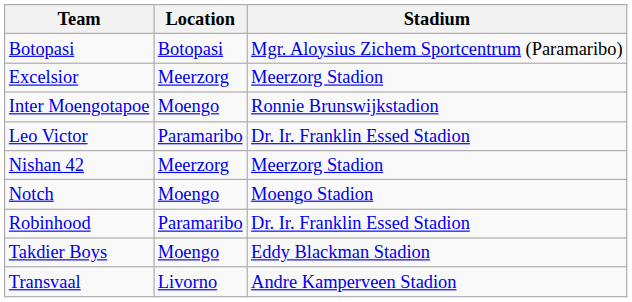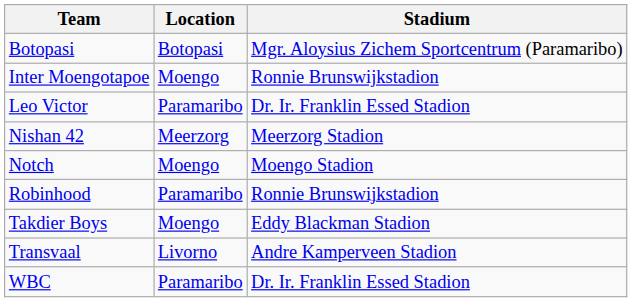- row: (44, 77)
(360, 223) Dr. Ir. Franklin Essed Stadion -> (345, 194) Ronnie Brunswijkstadion
+ row: (30, 281)
